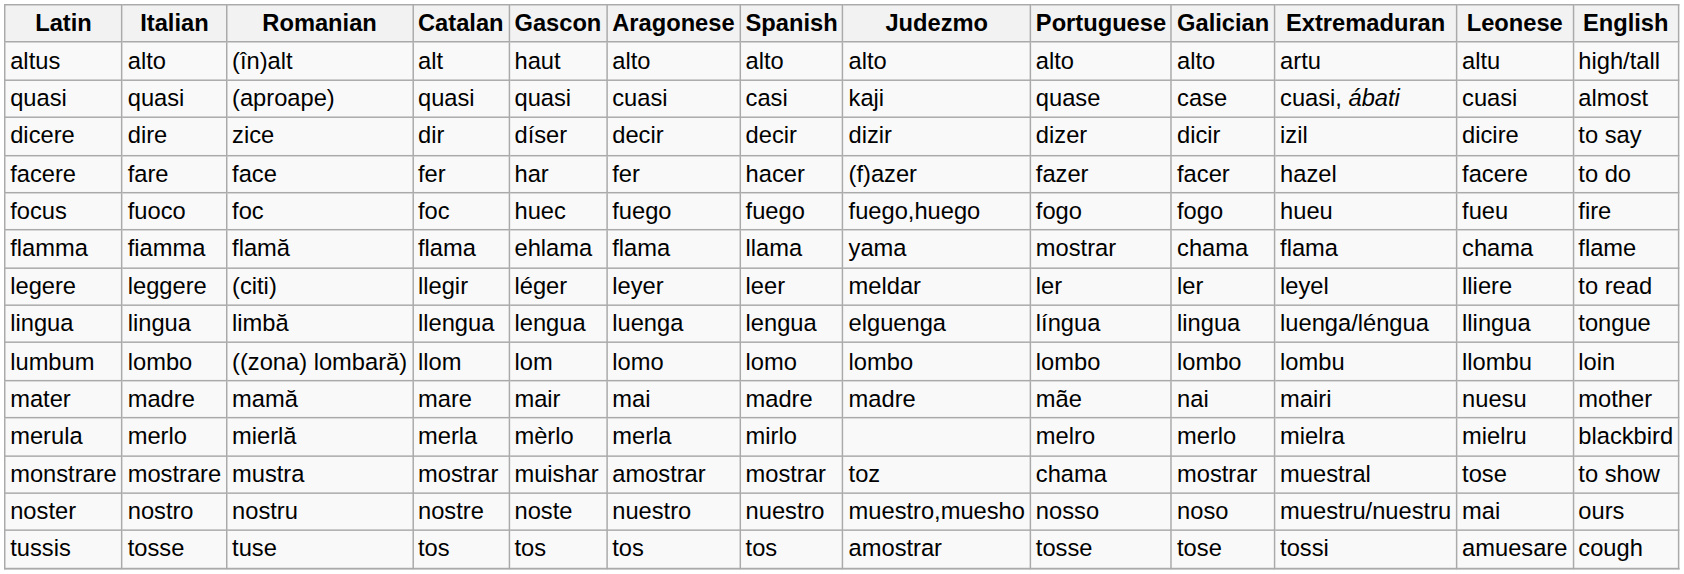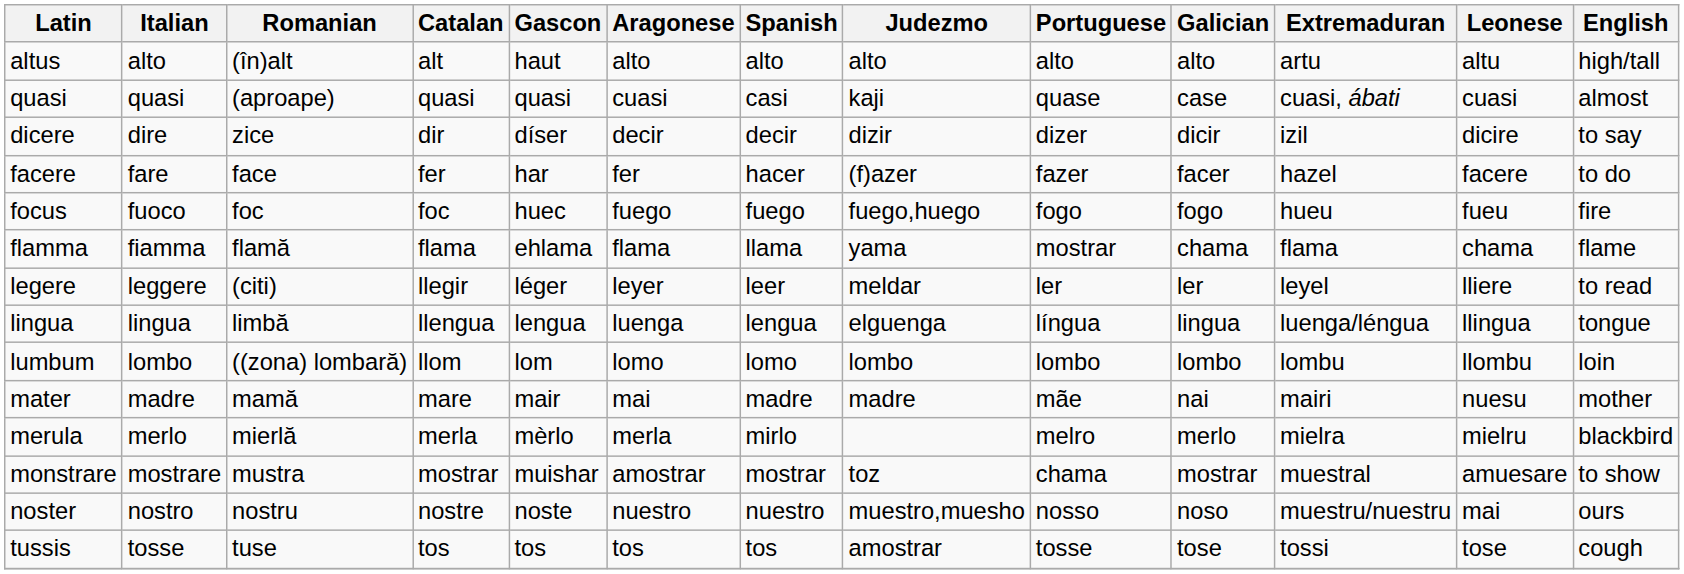(1484, 473) tose -> (1515, 473) amuesare
(1515, 549) amuesare -> (1484, 549) tose
